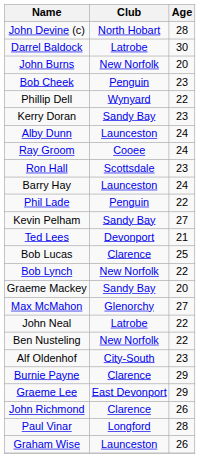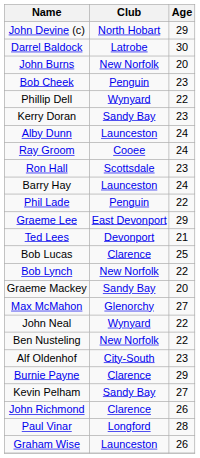(182, 30) 28 -> (182, 30) 29
rows swapped: (47, 392) <-> (47, 220)
(129, 323) Latrobe -> (129, 323) Wynyard
